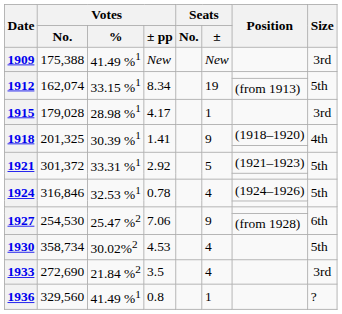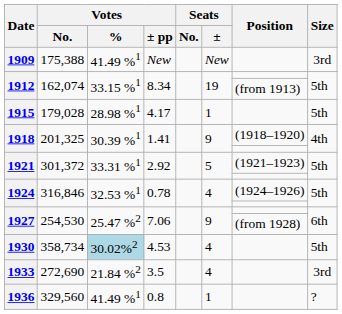(322, 112) 3rd -> (319, 112) 5th
(114, 247) no background -> (114, 247) lightblue background
